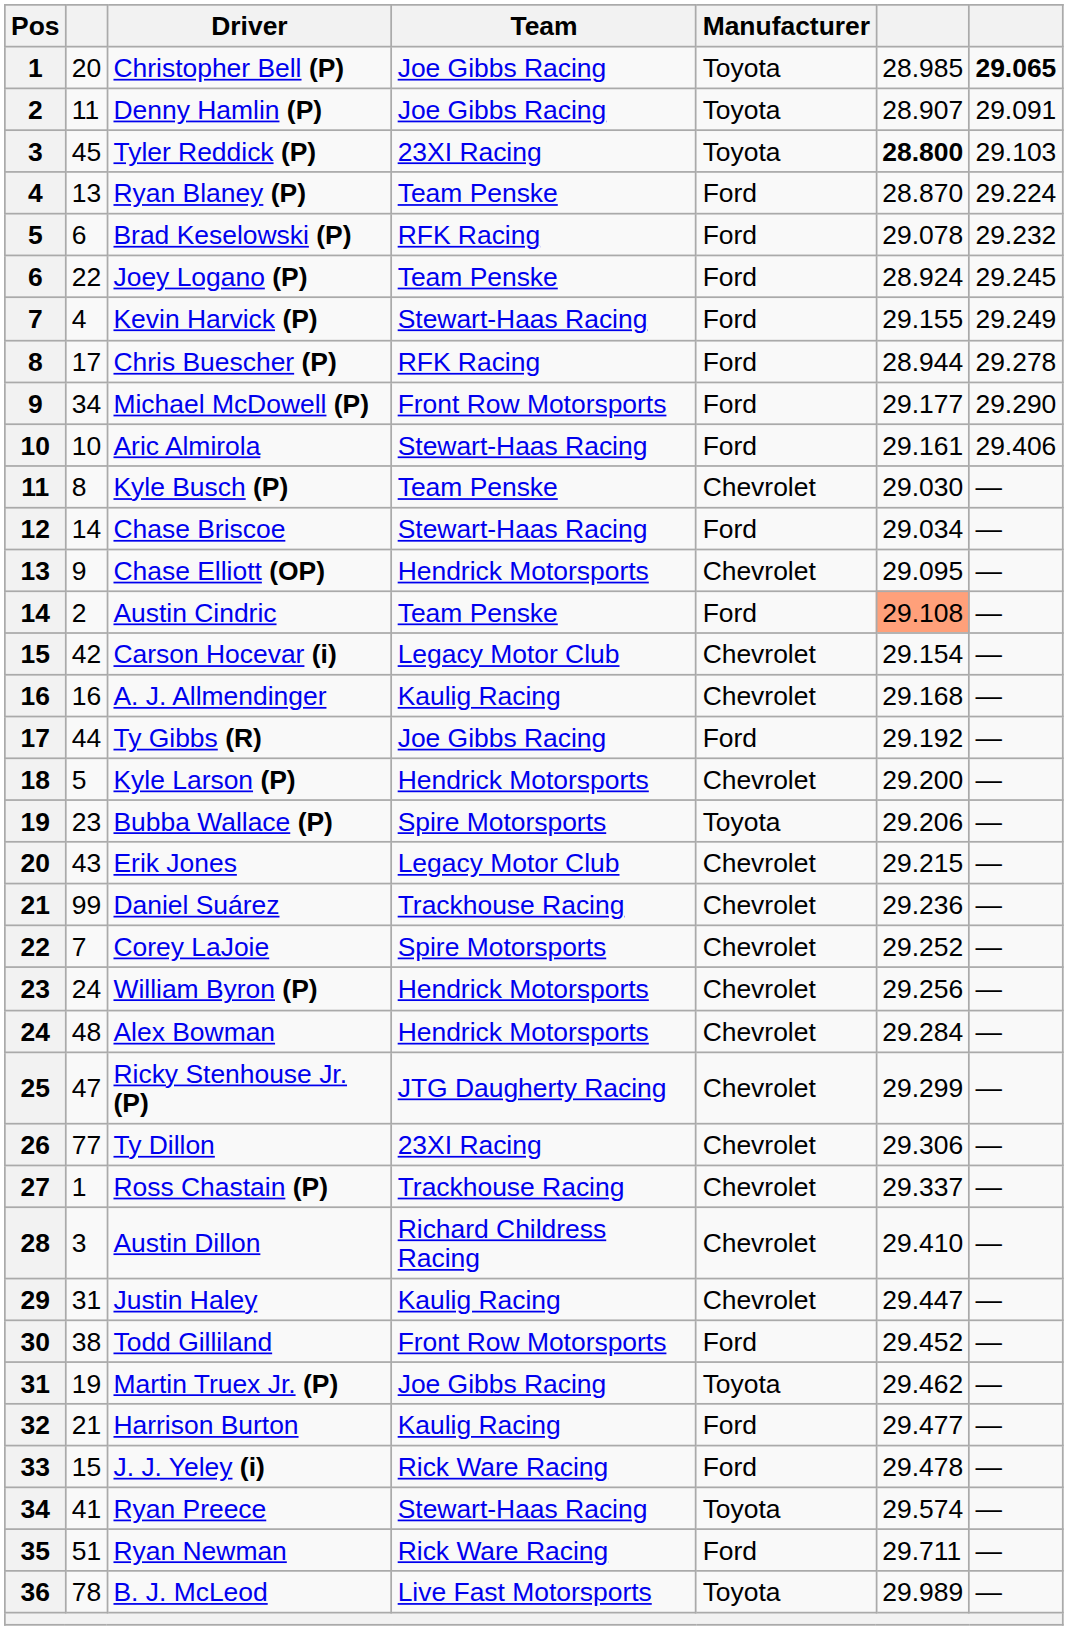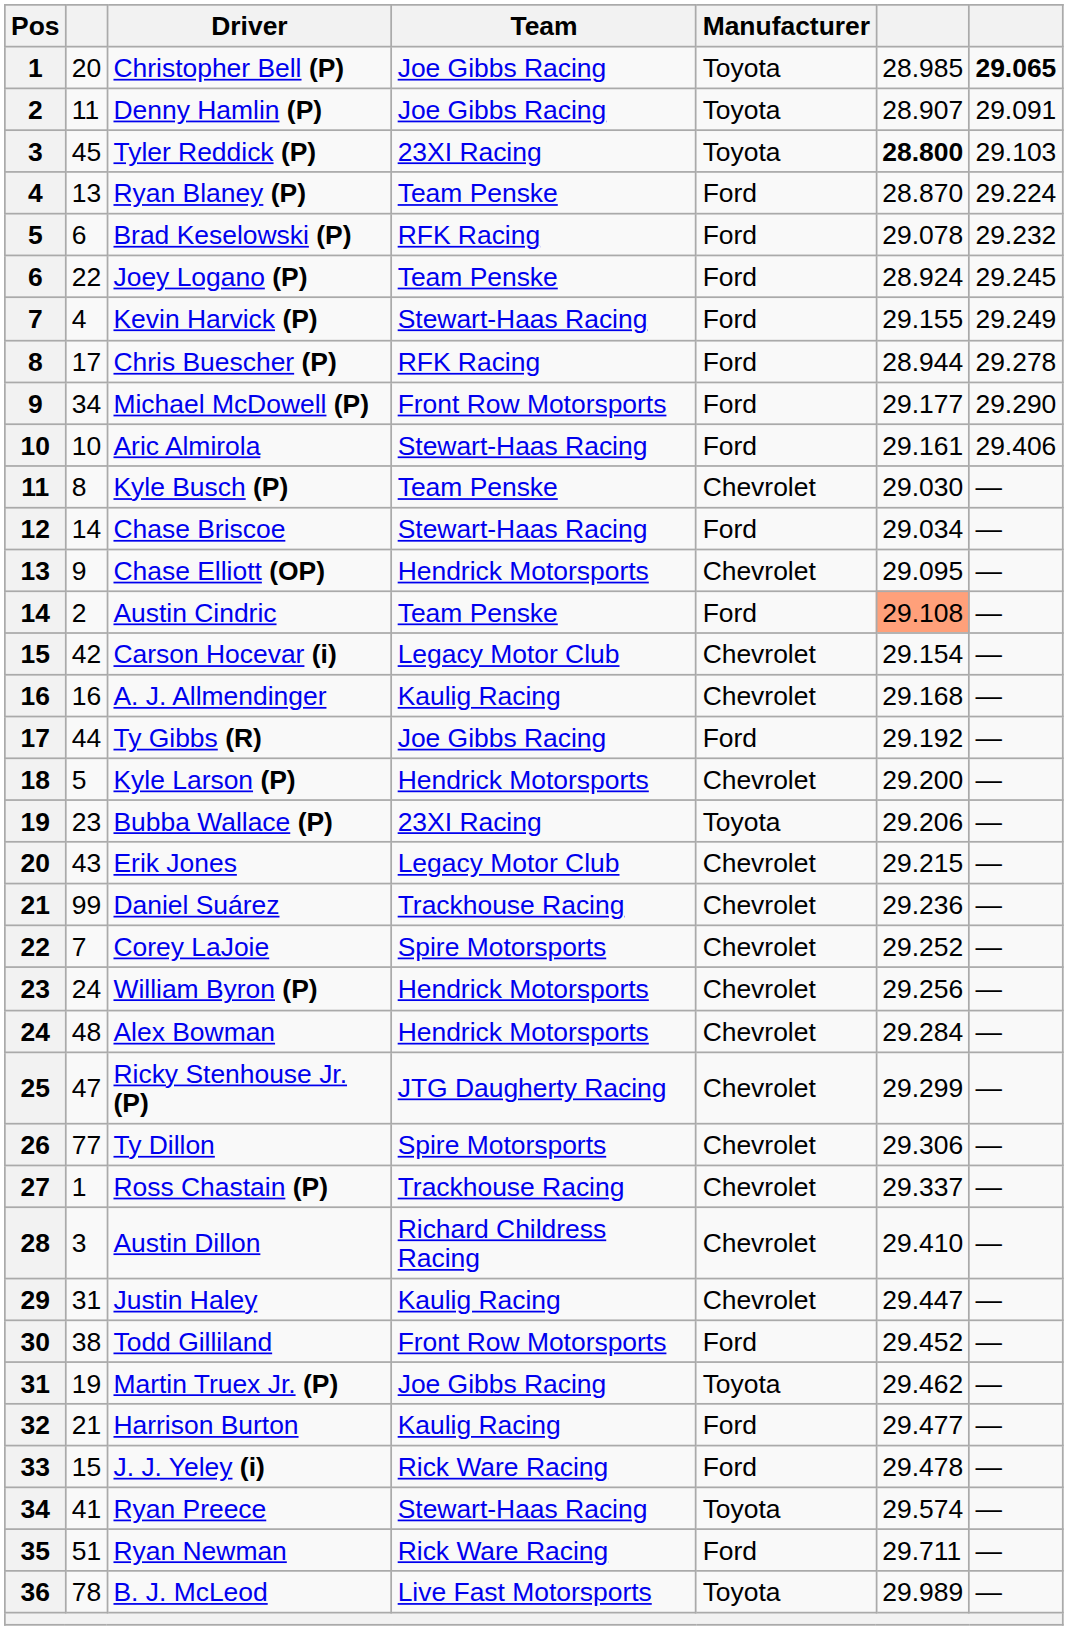(502, 821) Spire Motorsports -> (470, 821) 23XI Racing
(470, 1144) 23XI Racing -> (502, 1144) Spire Motorsports
